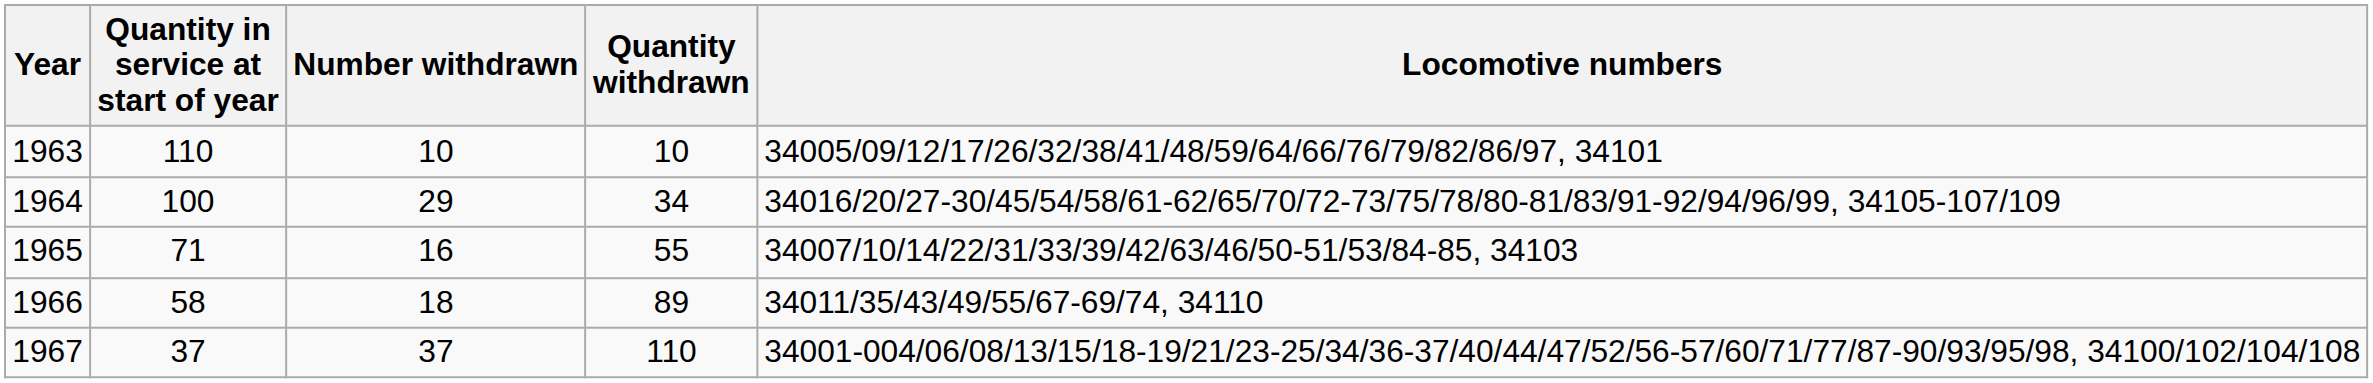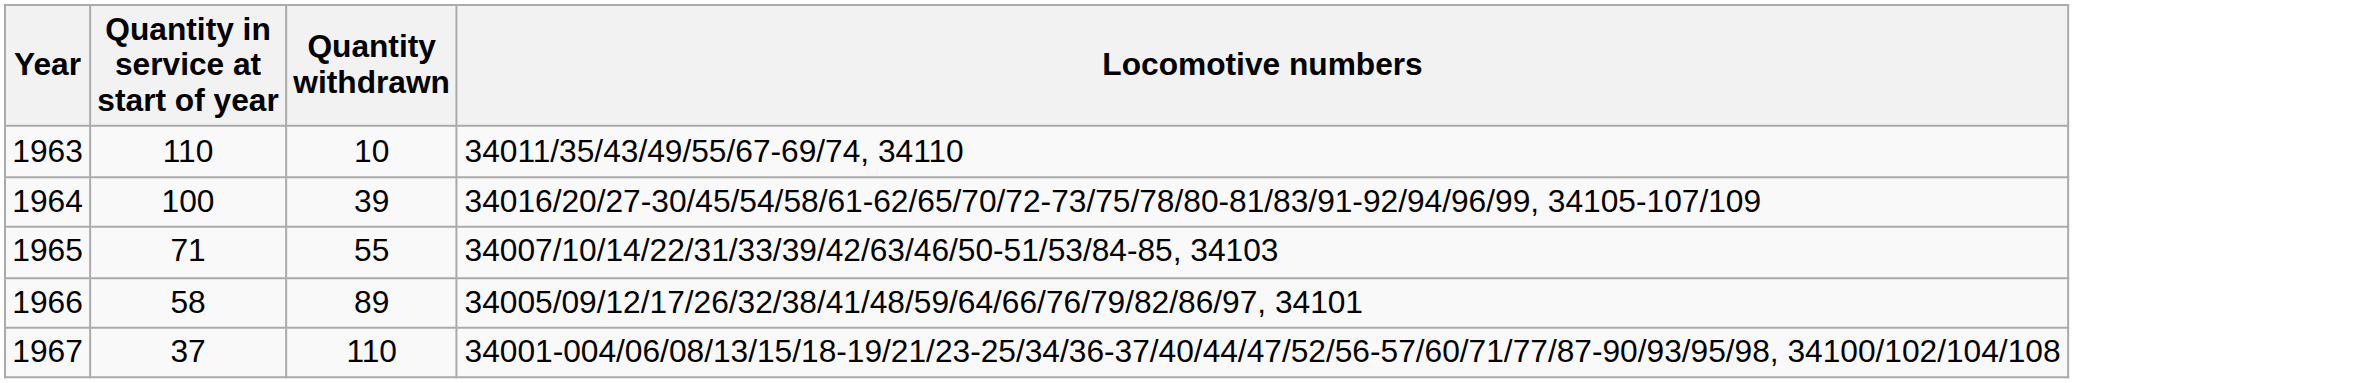- column: (436, 65)
(1214, 151) 34005/09/12/17/26/32/38/41/48/59/64/66/76/79/82/86/97, 34101 -> (714, 151) 34011/35/43/49/55/67-69/74, 34110
(671, 201) 34 -> (372, 201) 39
(1014, 301) 34011/35/43/49/55/67-69/74, 34110 -> (914, 301) 34005/09/12/17/26/32/38/41/48/59/64/66/76/79/82/86/97, 34101
